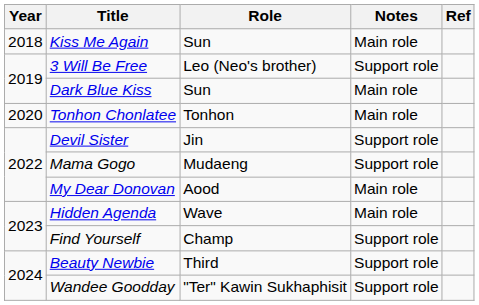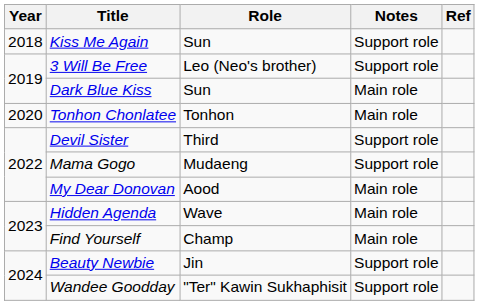(386, 41) Main role -> (396, 41) Support role
(193, 139) Jin -> (201, 139) Third
(396, 238) Support role -> (386, 238) Main role
(201, 262) Third -> (193, 262) Jin
